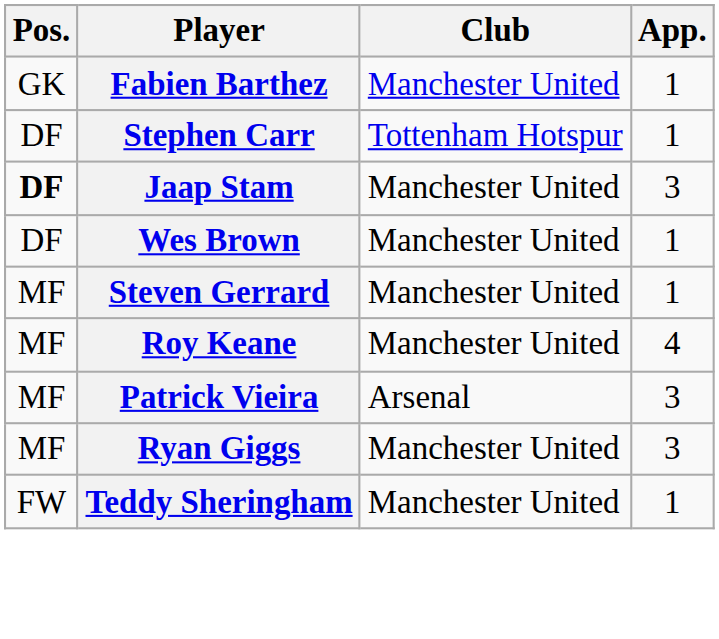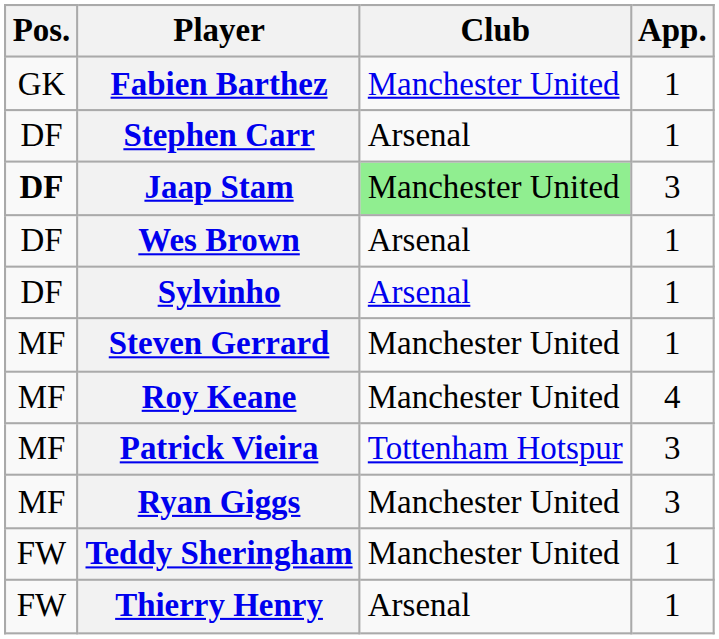(495, 135) Tottenham Hotspur -> (419, 135) Arsenal
(494, 187) no background -> (494, 187) lightgreen background
(494, 239) Manchester United -> (419, 239) Arsenal
+ row: (219, 291)
(419, 396) Arsenal -> (495, 448) Tottenham Hotspur
+ row: (219, 605)
